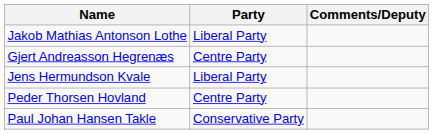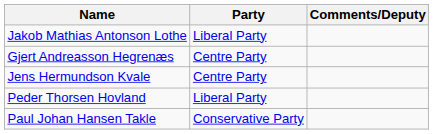(230, 77) Liberal Party -> (230, 77) Centre Party
(230, 98) Centre Party -> (230, 98) Liberal Party
